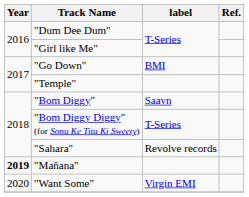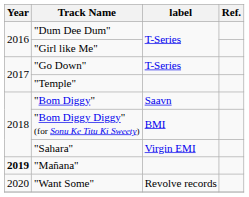(155, 65) BMI -> (163, 65) T-Series
(163, 124) T-Series -> (155, 124) BMI
(181, 148) Revolve records -> (170, 148) Virgin EMI
(170, 183) Virgin EMI -> (181, 183) Revolve records
